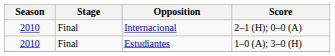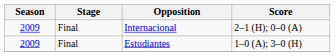(30, 28) 2010 -> (30, 28) 2009
(30, 43) 2010 -> (30, 43) 2009
